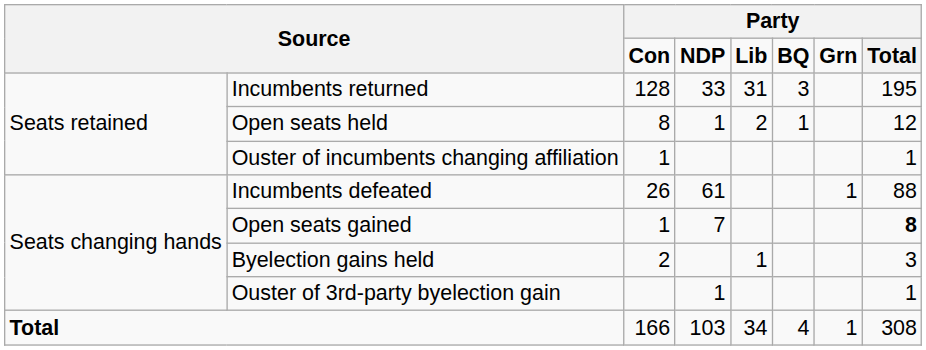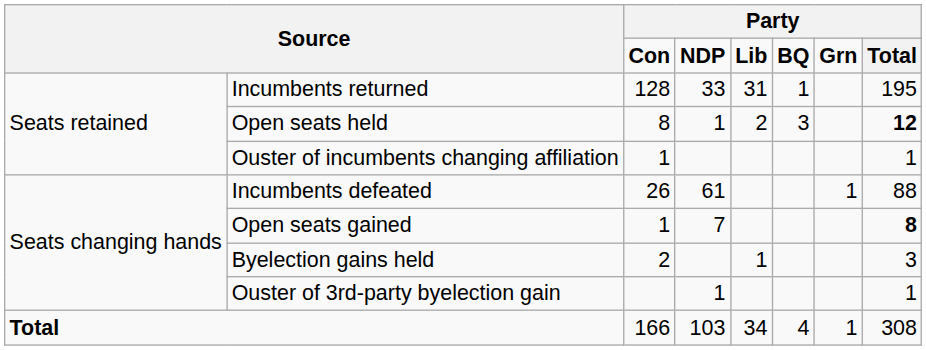(803, 89) 3 -> (803, 89) 1
(803, 123) 1 -> (803, 123) 3
(905, 123) normal -> (905, 123) bold
